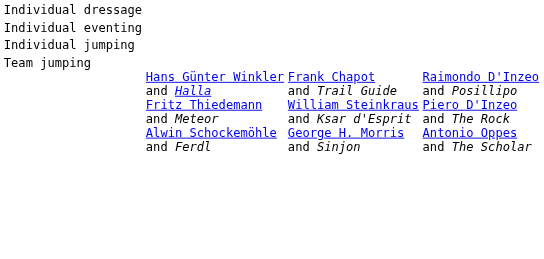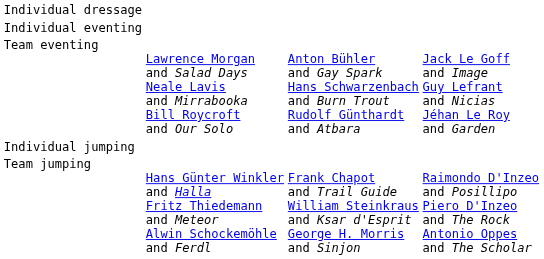+ row: (51, 45)
